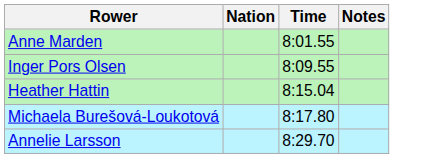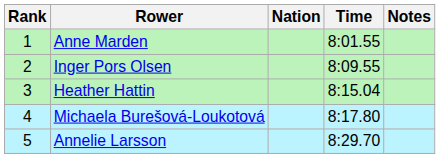+ column: (27, 16)
